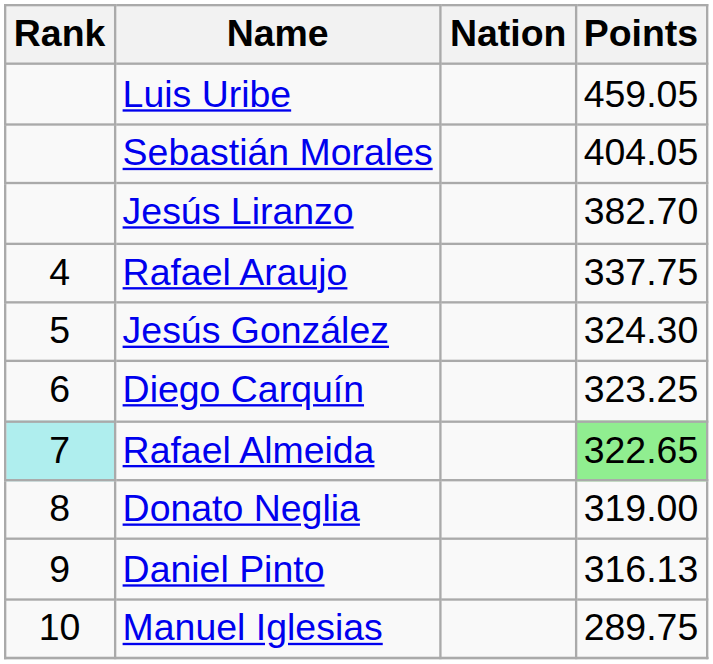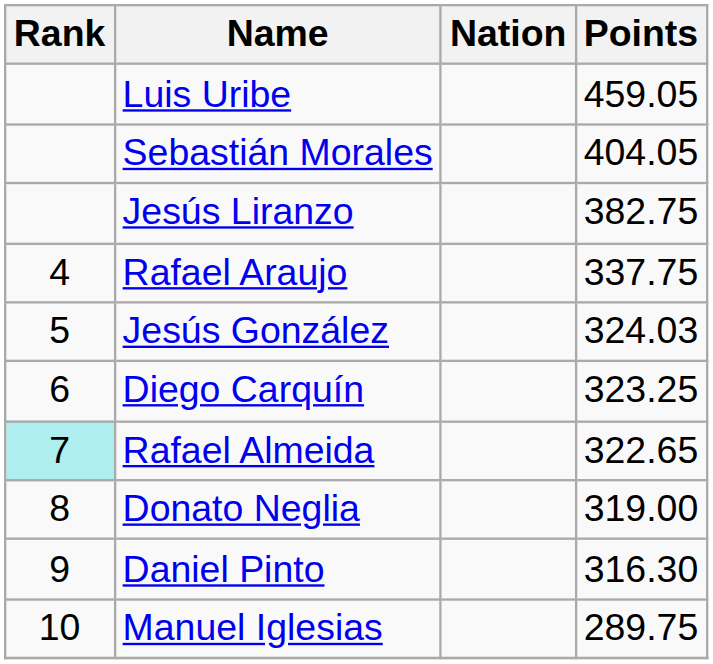(641, 212) 382.70 -> (641, 212) 382.75
(641, 331) 324.30 -> (641, 331) 324.03
(641, 449) lightgreen background -> (641, 449) no background
(641, 568) 316.13 -> (641, 568) 316.30
